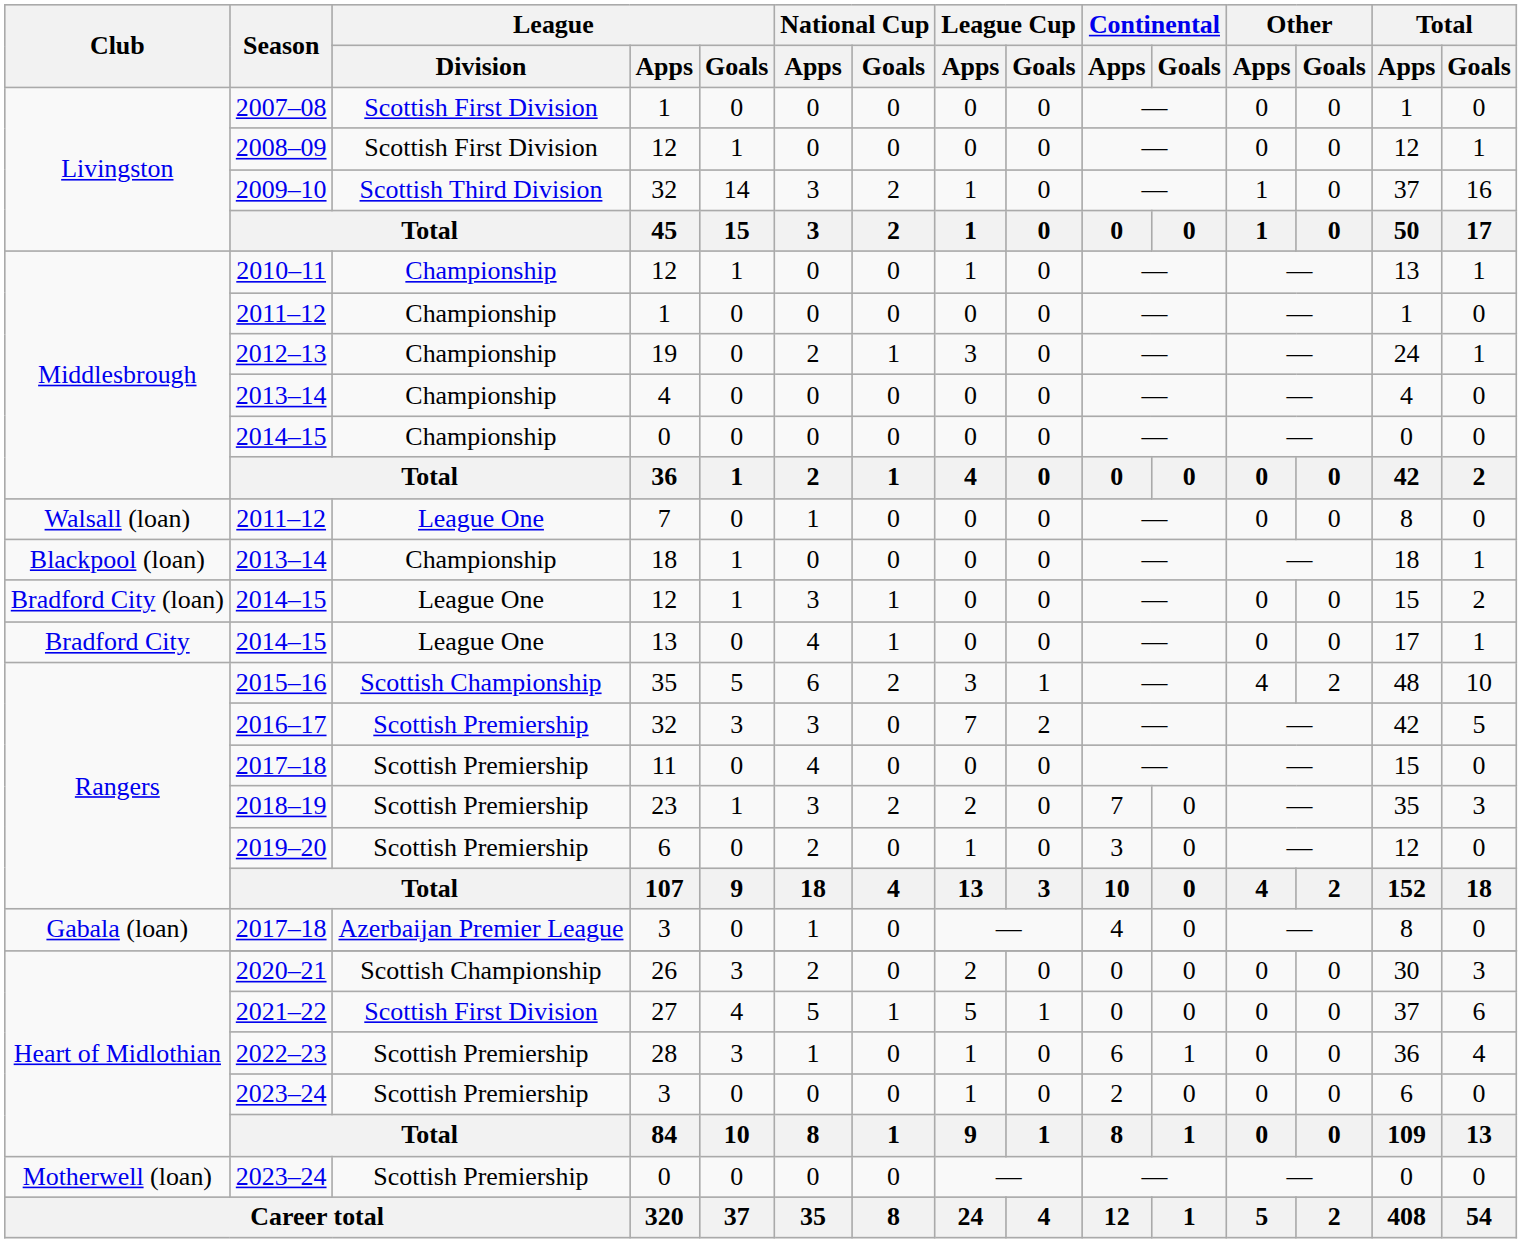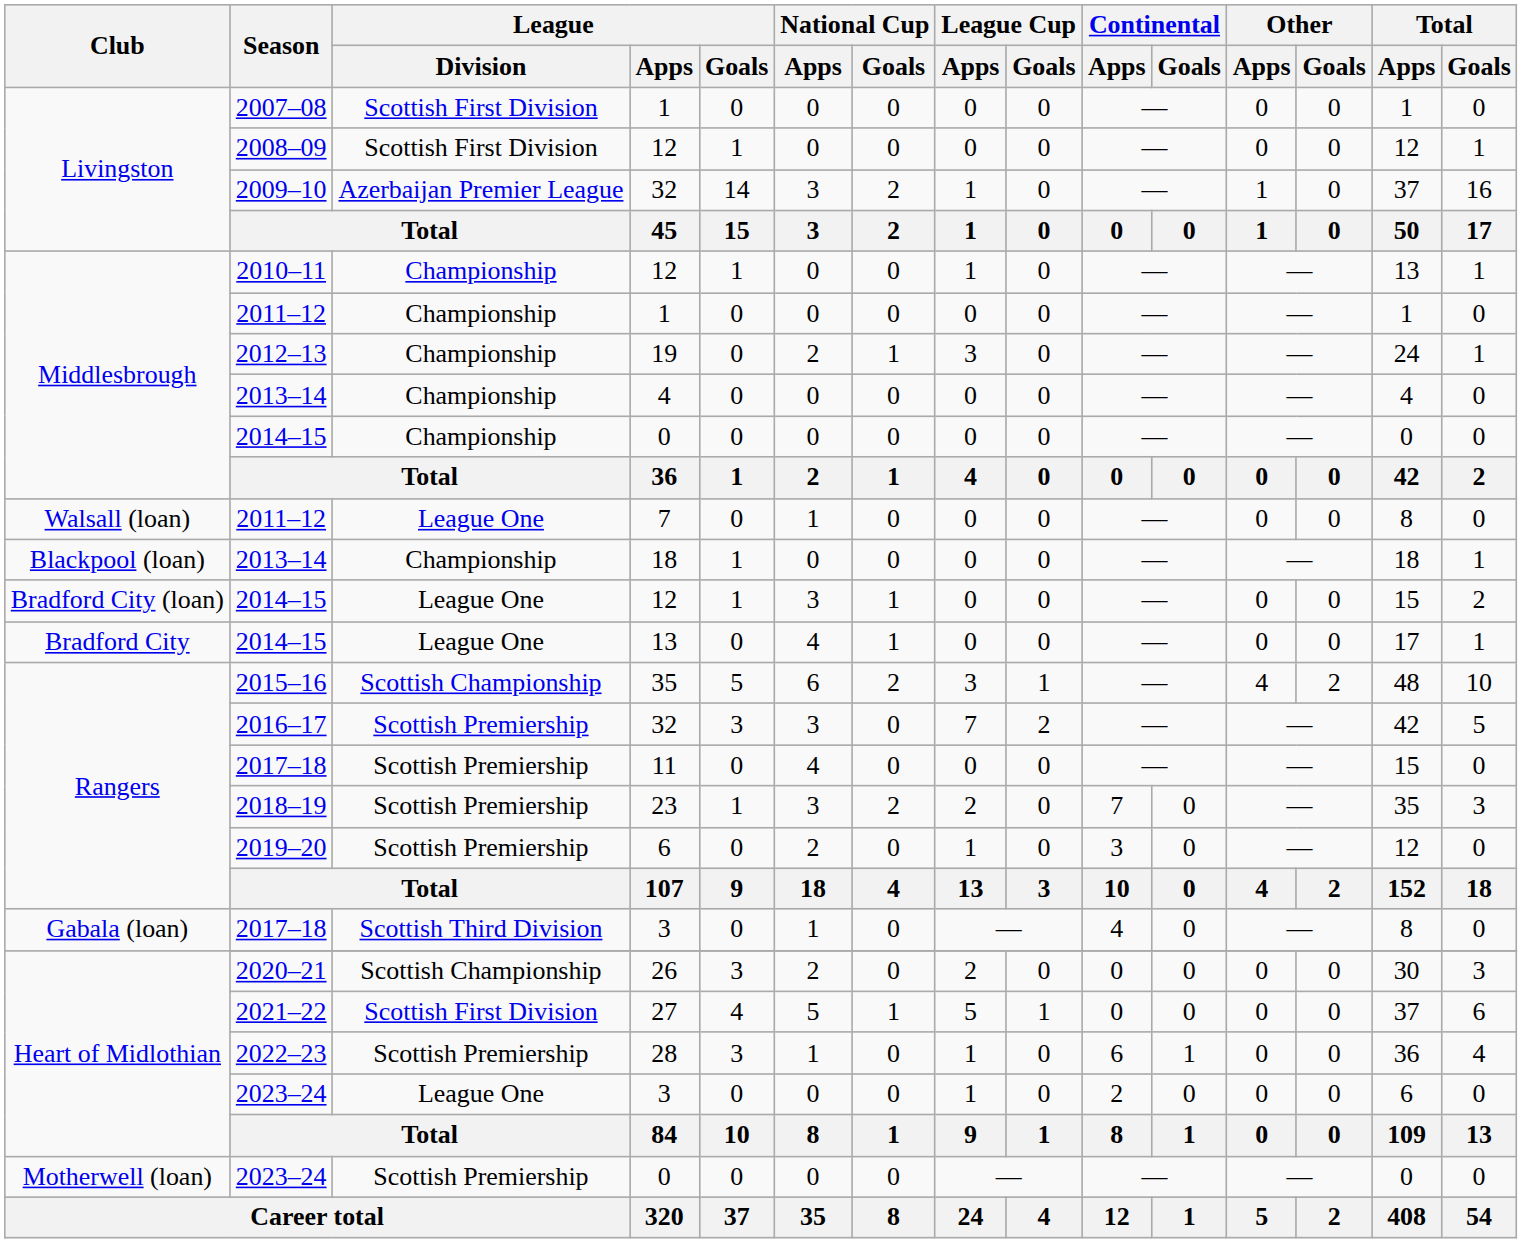(481, 189) Scottish Third Division -> (481, 189) Azerbaijan Premier League
(481, 929) Azerbaijan Premier League -> (481, 929) Scottish Third Division
(481, 1093) Scottish Premiership -> (481, 1093) League One
